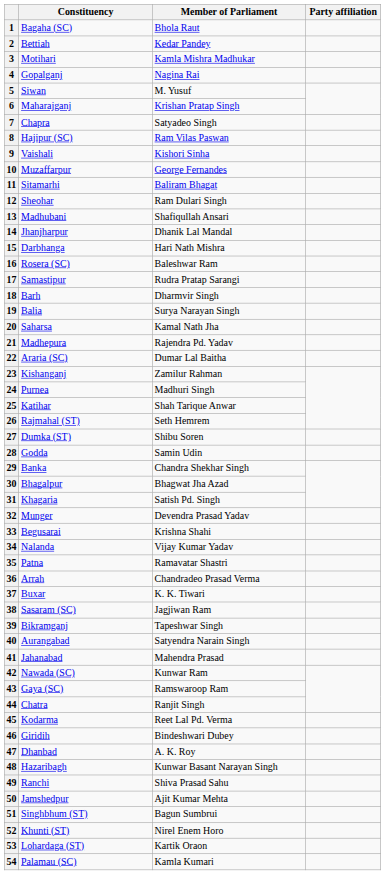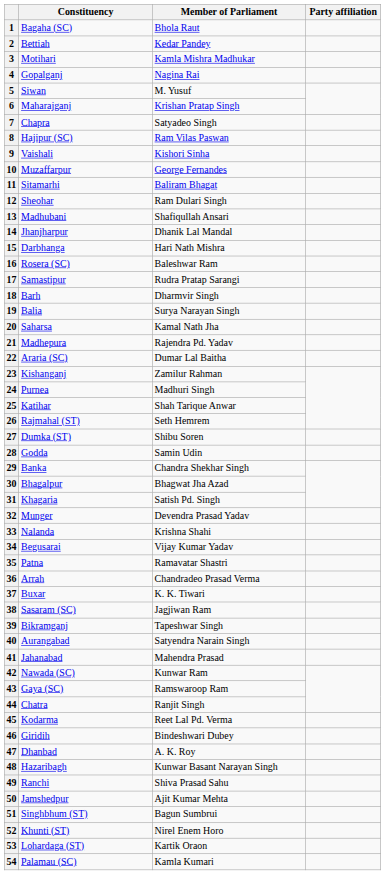(41, 531) Begusarai -> (38, 531) Nalanda
(38, 547) Nalanda -> (41, 547) Begusarai
